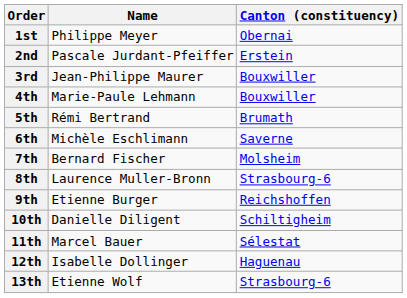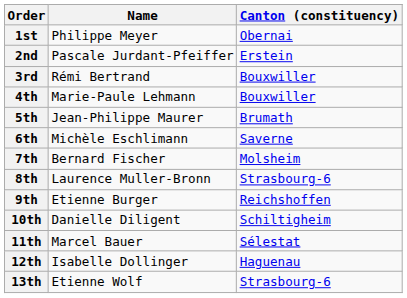(127, 76) Jean-Philippe Maurer -> (101, 76) Rémi Bertrand
(101, 118) Rémi Bertrand -> (127, 118) Jean-Philippe Maurer
